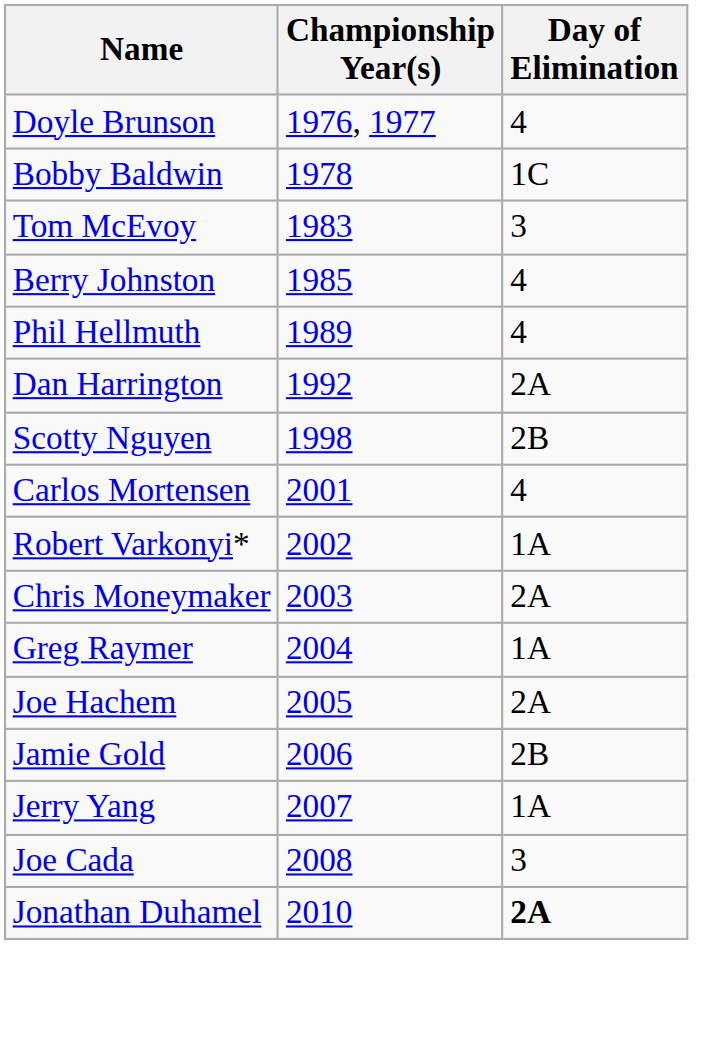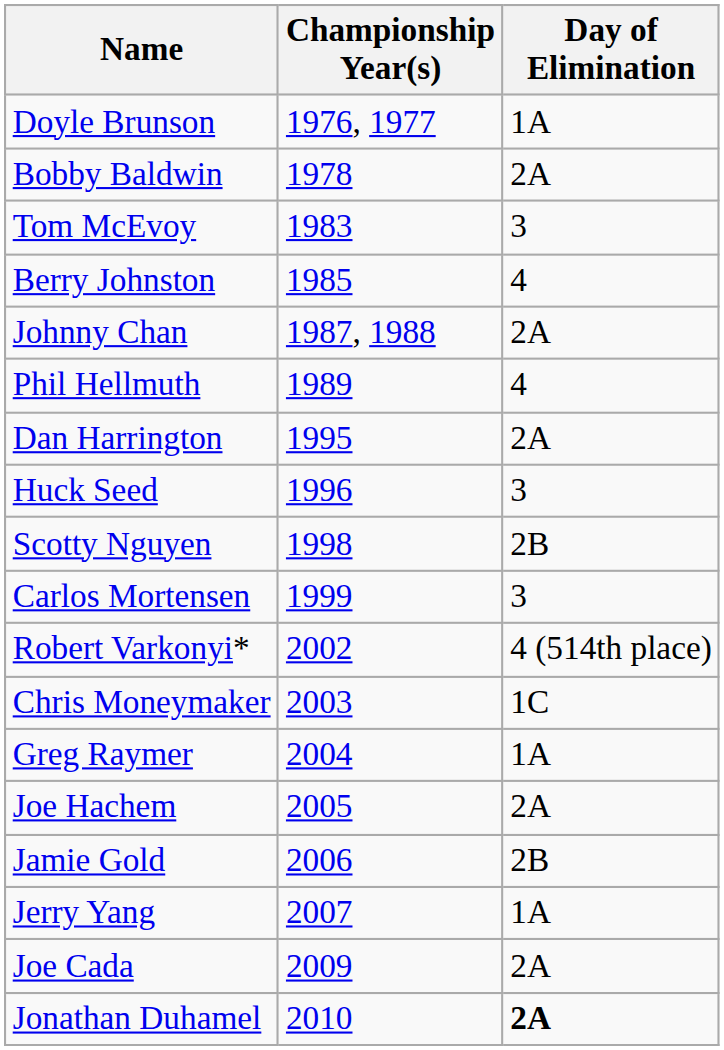(519, 121) 4 -> (531, 121) 1A
(530, 173) 1C -> (531, 173) 2A
+ row: (100, 332)
(319, 385) 1992 -> (319, 437) 1995
+ row: (85, 490)
(319, 490) 2001 -> (319, 596) 1999
(519, 490) 4 -> (519, 596) 3
(531, 543) 1A -> (611, 648) 4 (514th place)
(531, 596) 2A -> (530, 701) 1C
(319, 860) 2008 -> (319, 965) 2009
(519, 860) 3 -> (531, 965) 2A
